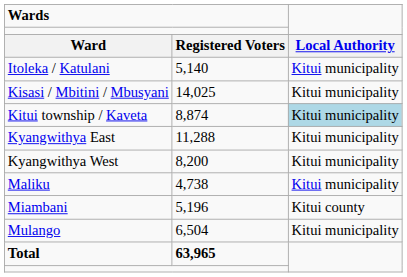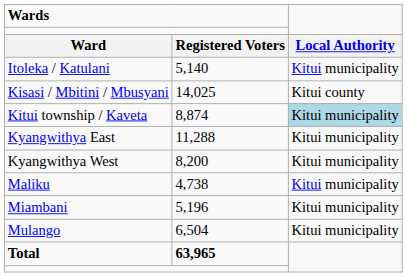(345, 92) Kitui municipality -> (328, 92) Kitui county
(328, 207) Kitui county -> (345, 207) Kitui municipality
